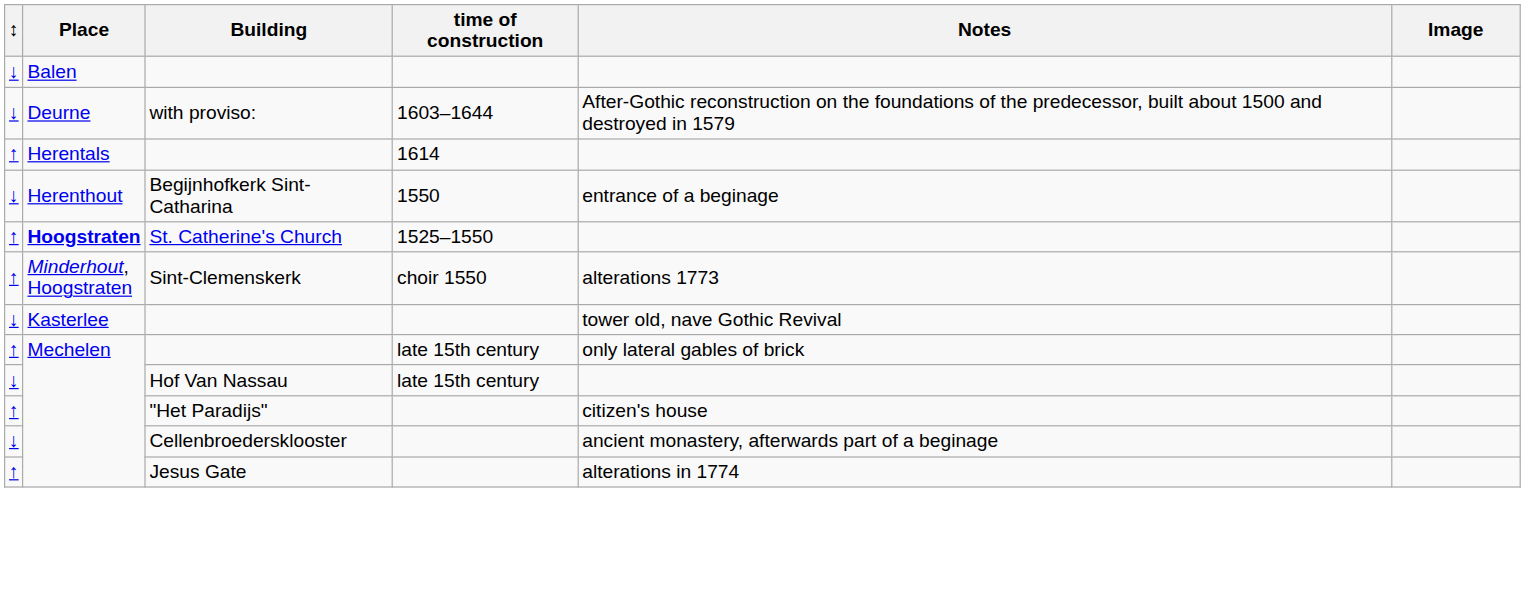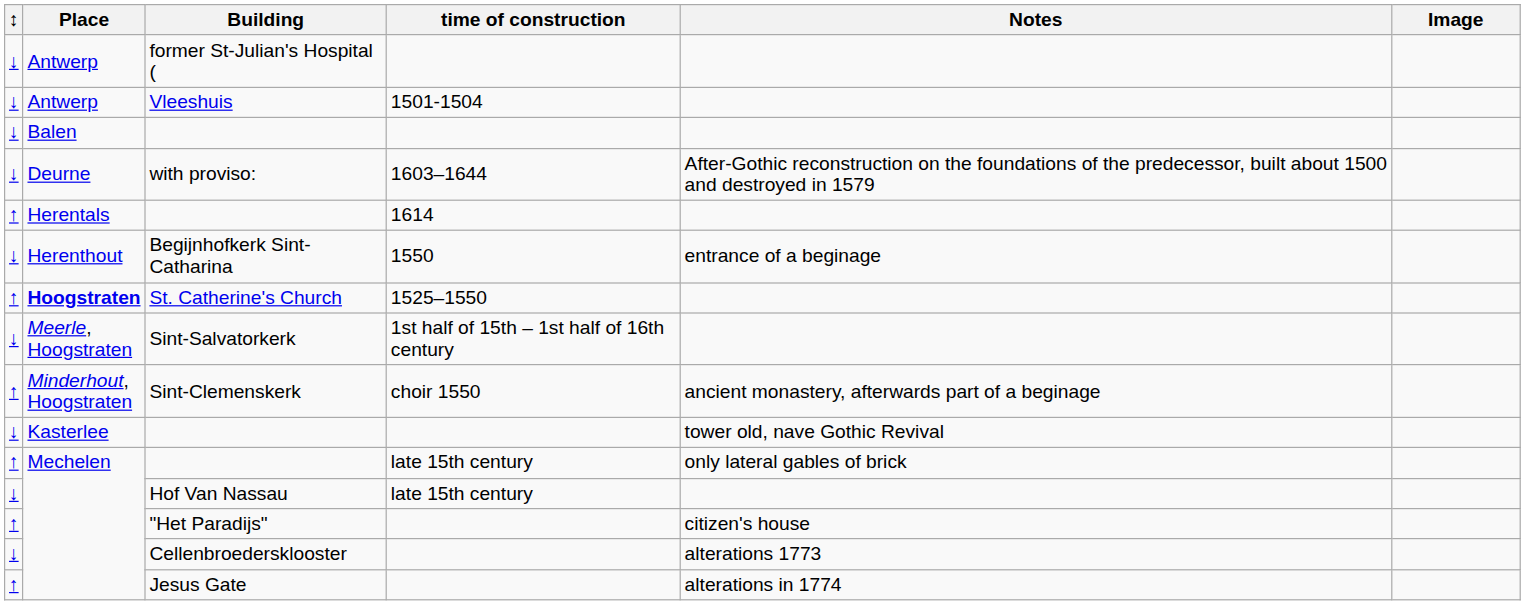+ row: (63, 60)
+ row: (63, 102)
+ row: (80, 338)
(651, 278) alterations 1773 -> (893, 390) ancient monastery, afterwards part of a beginage
(790, 441) ancient monastery, afterwards part of a beginage -> (753, 554) alterations 1773
